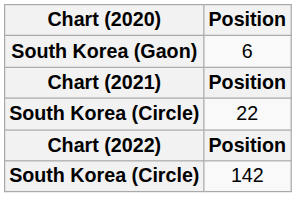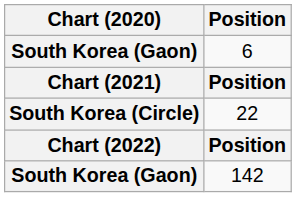(104, 176) South Korea (Circle) -> (104, 176) South Korea (Gaon)
